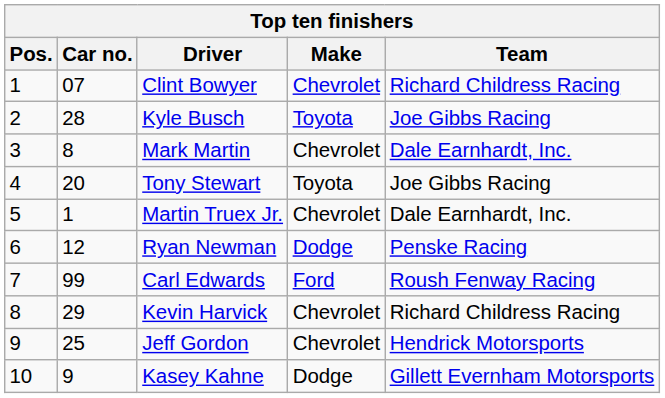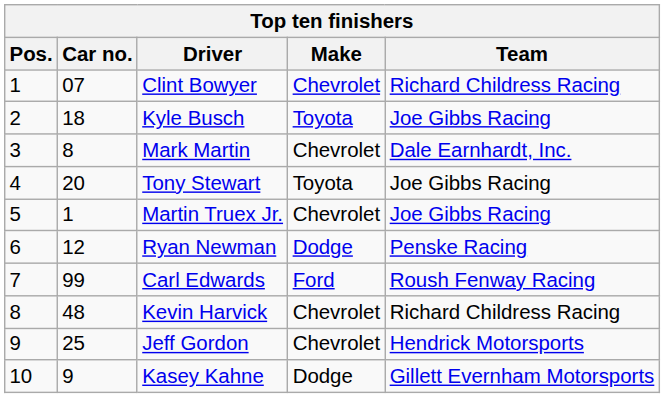(74, 118) 28 -> (74, 118) 18
(481, 215) Dale Earnhardt, Inc. -> (470, 215) Joe Gibbs Racing
(74, 312) 29 -> (74, 312) 48
